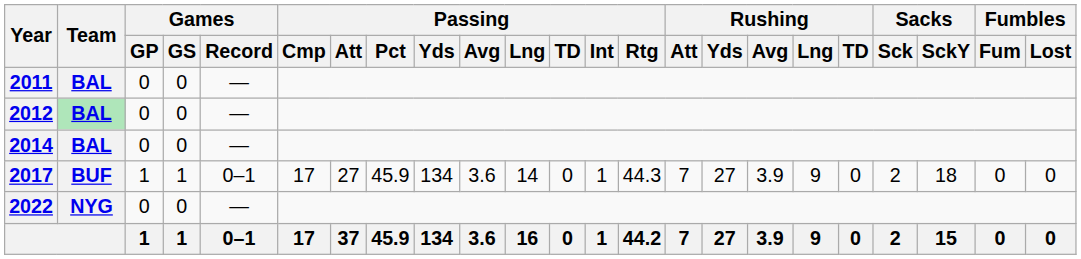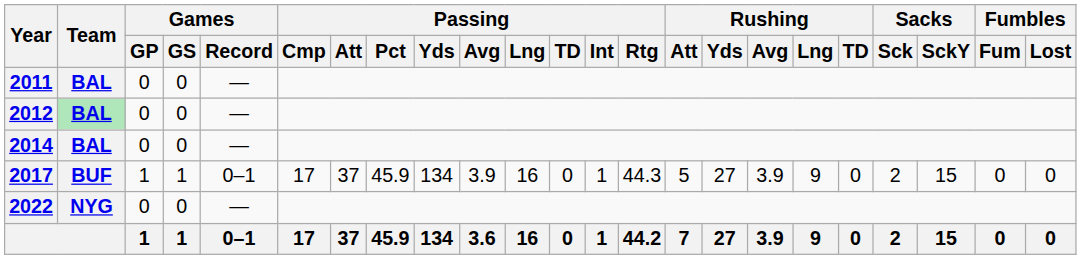(348, 176) 27 -> (348, 176) 37
(482, 176) 3.6 -> (482, 176) 3.9
(527, 176) 14 -> (527, 176) 16
(684, 176) 7 -> (684, 176) 5
(946, 176) 18 -> (946, 176) 15
